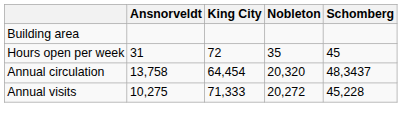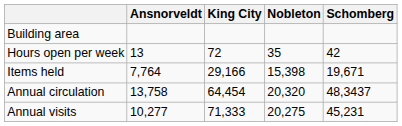(137, 53) 31 -> (137, 53) 13
(333, 53) 45 -> (333, 53) 42
+ row: (36, 72)
(149, 92) 10,275 -> (149, 111) 10,277
(286, 92) 20,272 -> (286, 111) 20,275
(345, 92) 45,228 -> (345, 111) 45,231
